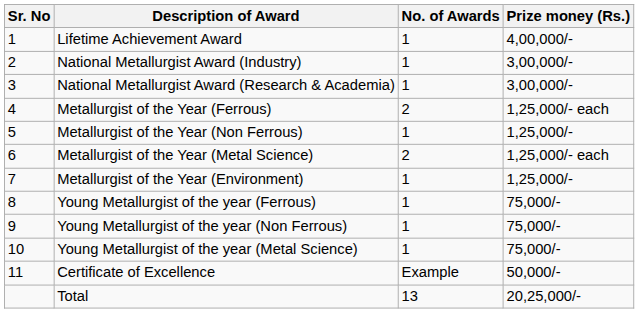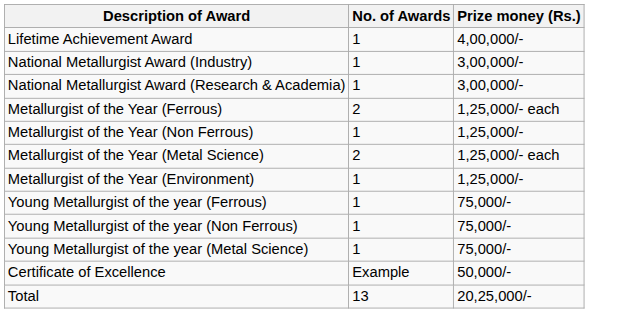- column: (29, 16)
